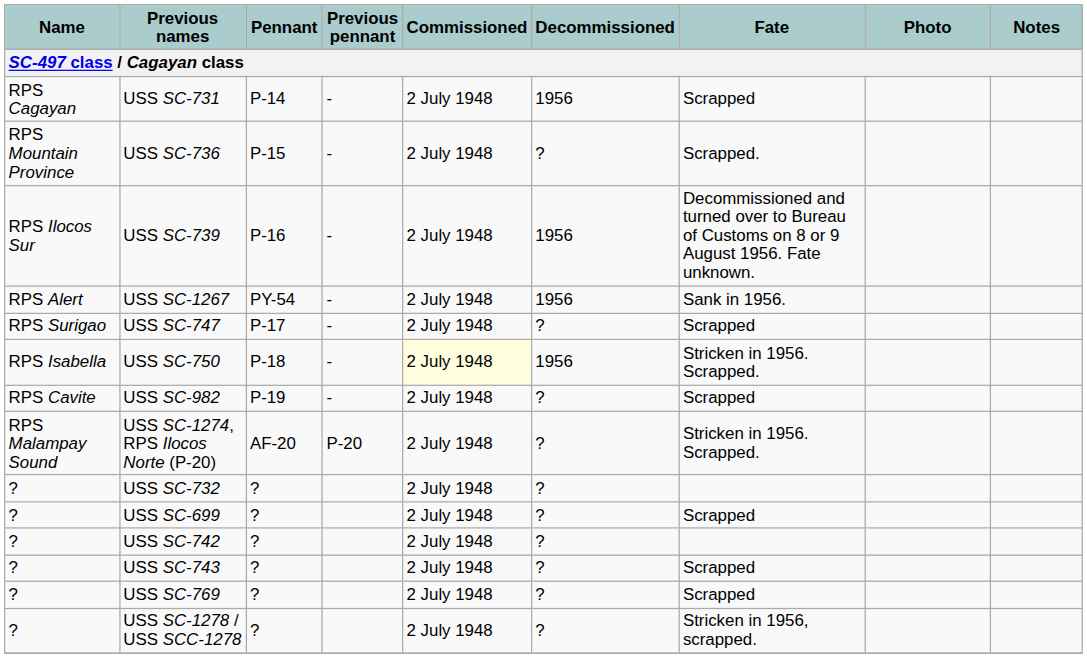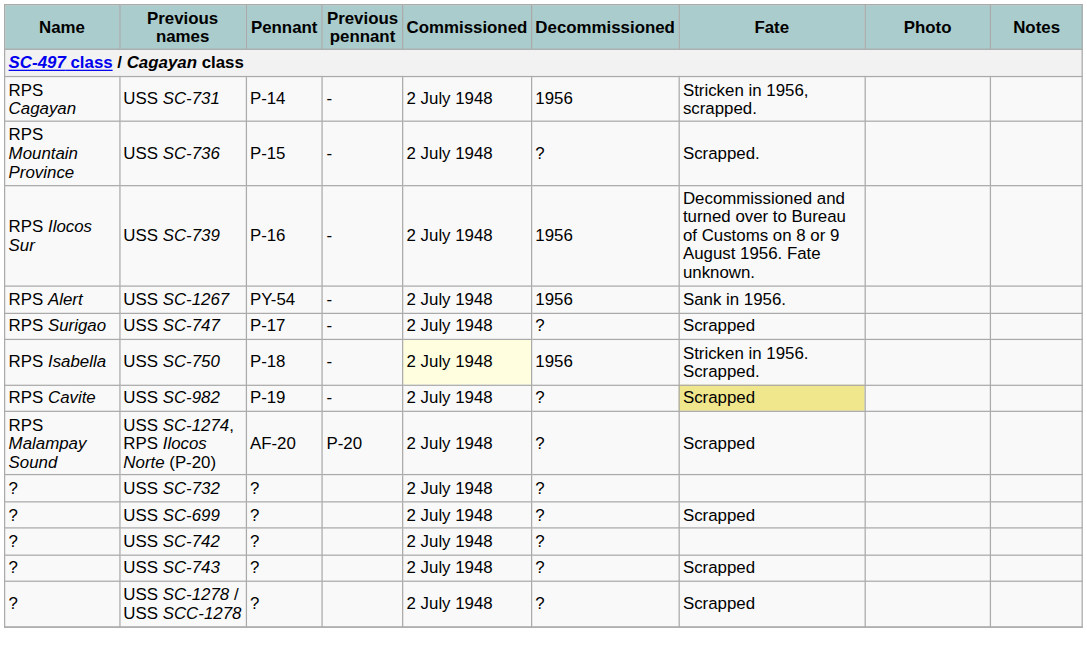(719, 99) Scrapped -> (746, 99) Stricken in 1956, scrapped.
(719, 398) no background -> (719, 398) khaki background
(746, 443) Stricken in 1956. Scrapped. -> (719, 443) Scrapped
- row: (172, 594)
(746, 630) Stricken in 1956, scrapped. -> (719, 604) Scrapped
